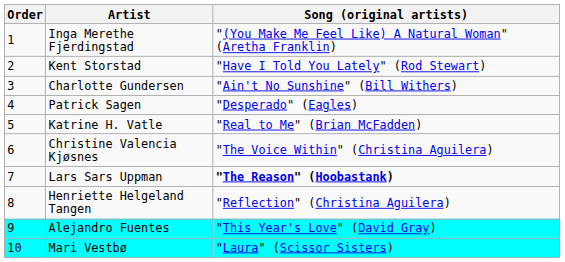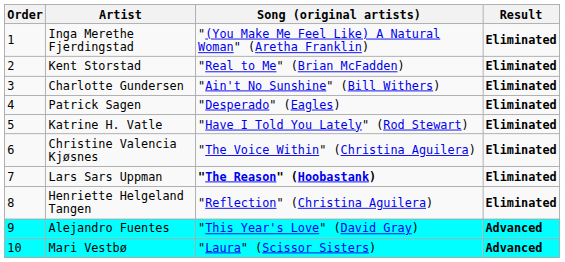+ column: (521, 14)
(351, 66) "Have I Told You Lately" (Rod Stewart) -> (301, 66) "Real to Me" (Brian McFadden)
(319, 124) "Real to Me" (Brian McFadden) -> (333, 124) "Have I Told You Lately" (Rod Stewart)
